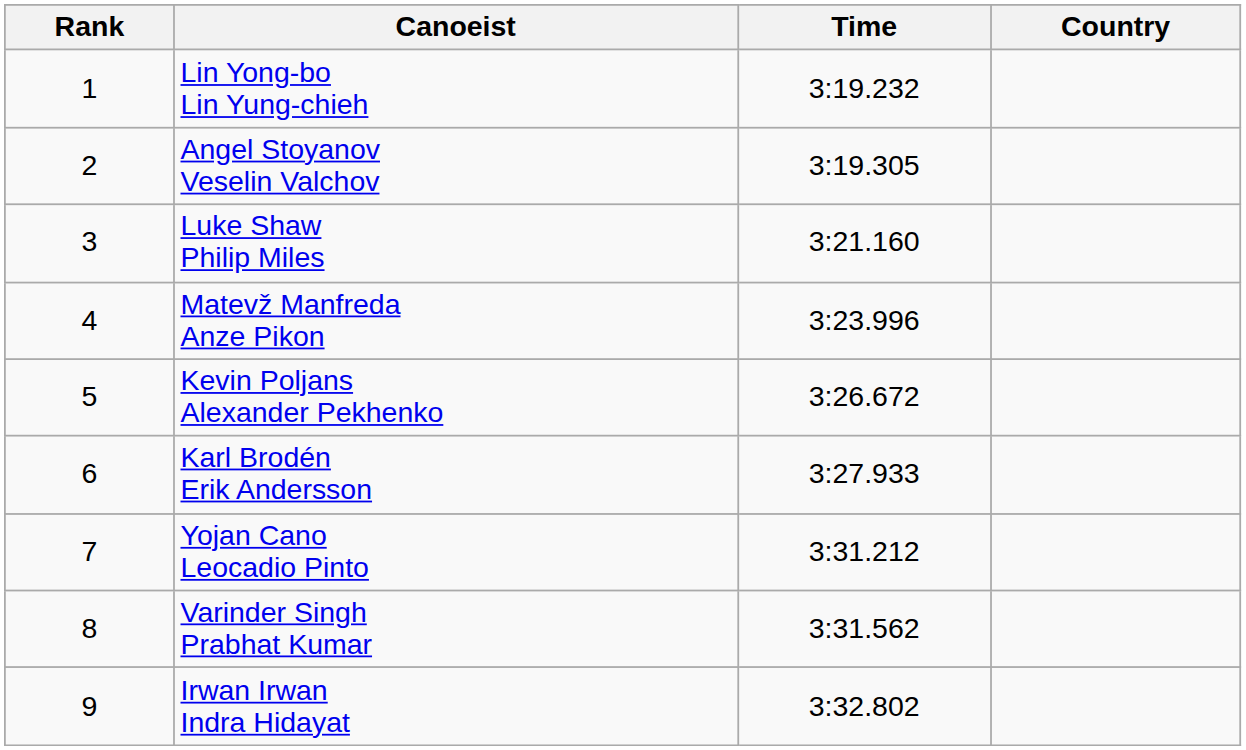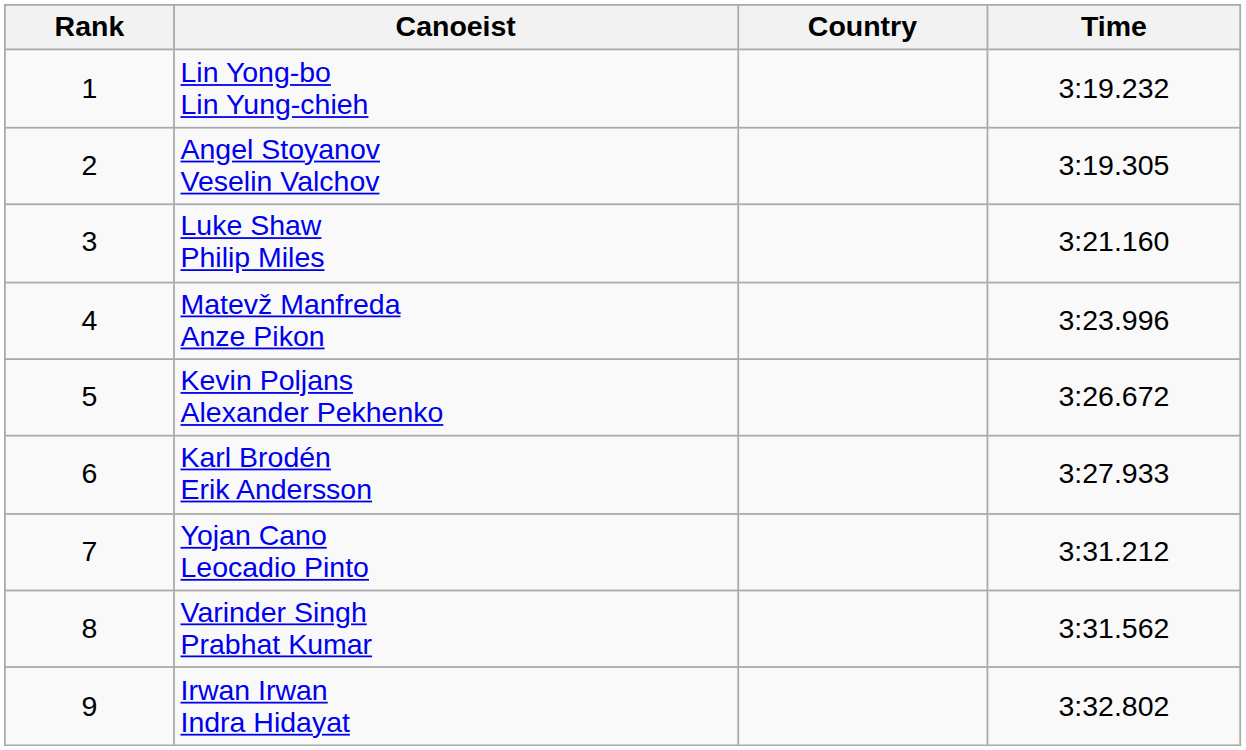columns swapped: (1116, 27) <-> (864, 27)
